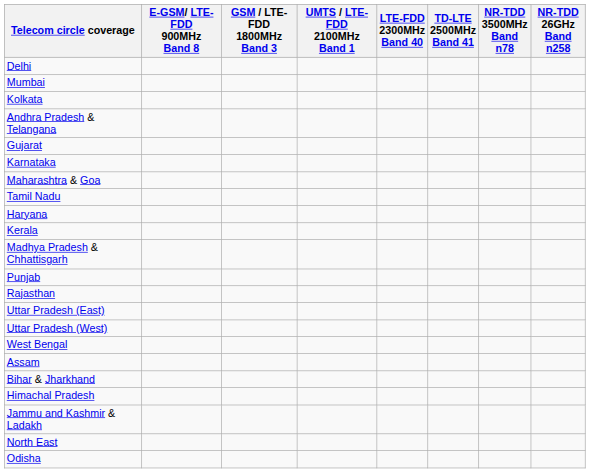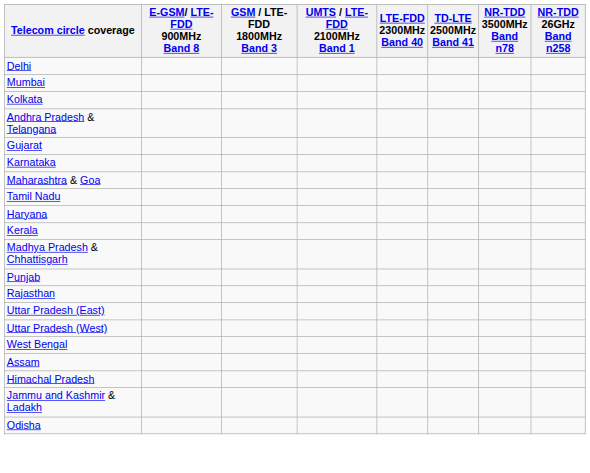- row: (51, 379)
- row: (32, 442)
